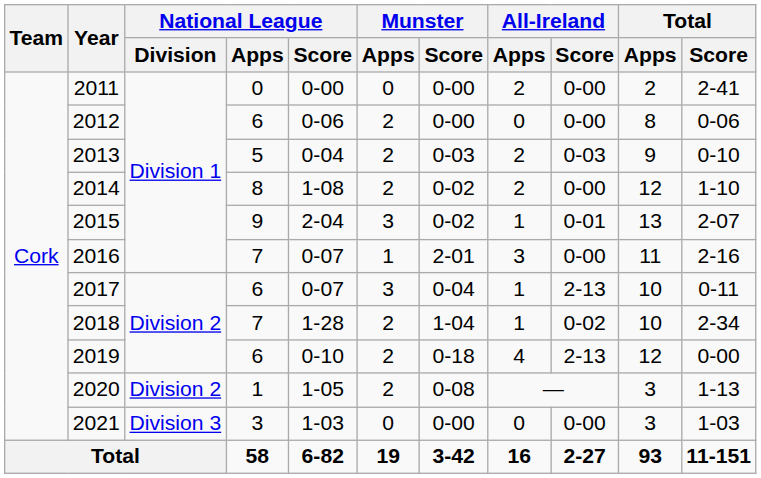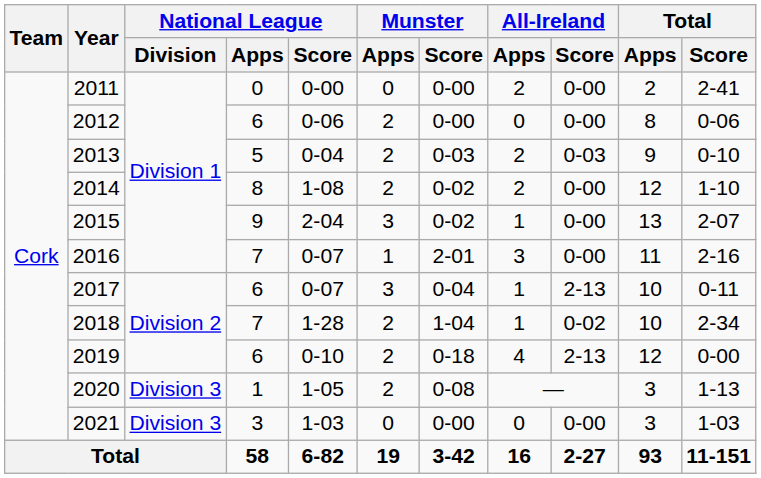(585, 222) 0-01 -> (585, 222) 0-00
(175, 389) Division 2 -> (175, 389) Division 3
